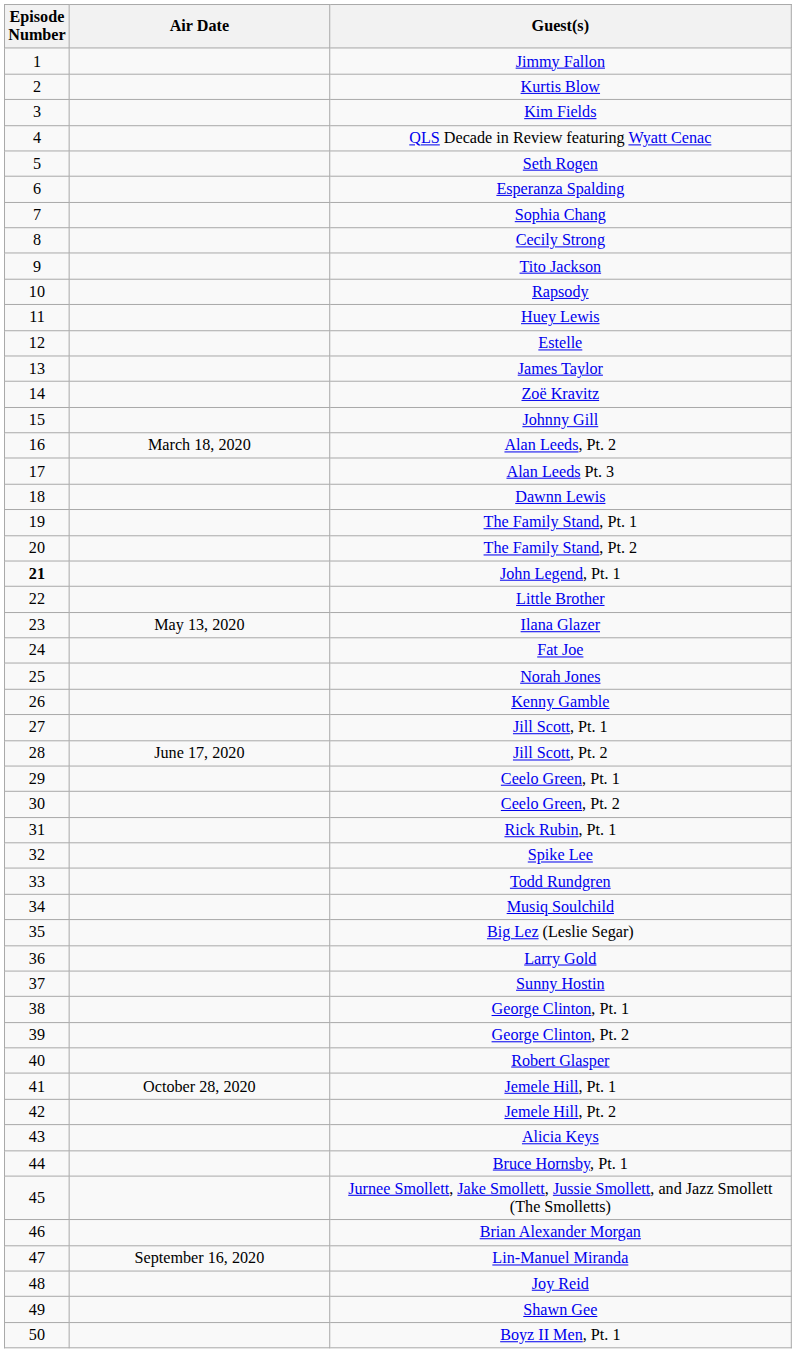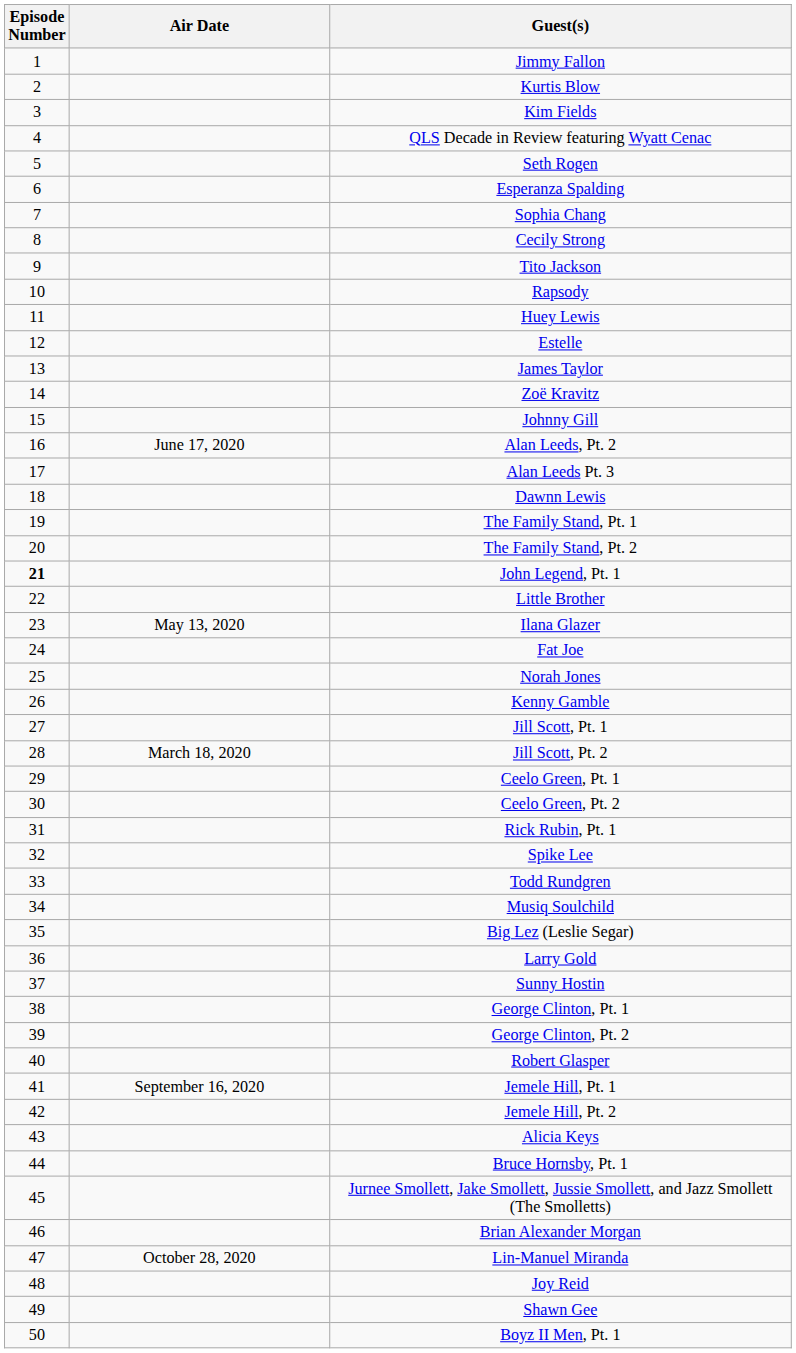(199, 445) March 18, 2020 -> (199, 445) June 17, 2020
(199, 753) June 17, 2020 -> (199, 753) March 18, 2020
(199, 1086) October 28, 2020 -> (199, 1086) September 16, 2020
(199, 1258) September 16, 2020 -> (199, 1258) October 28, 2020
